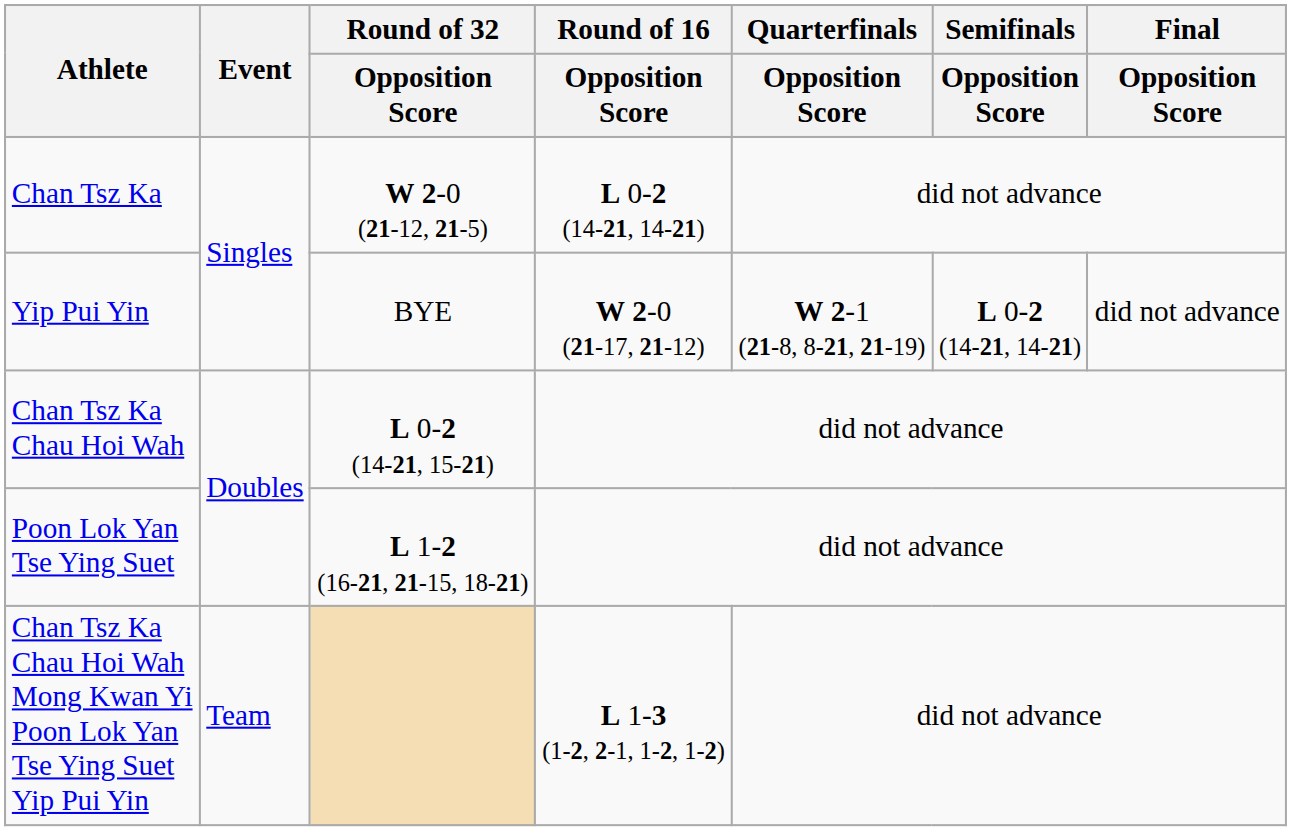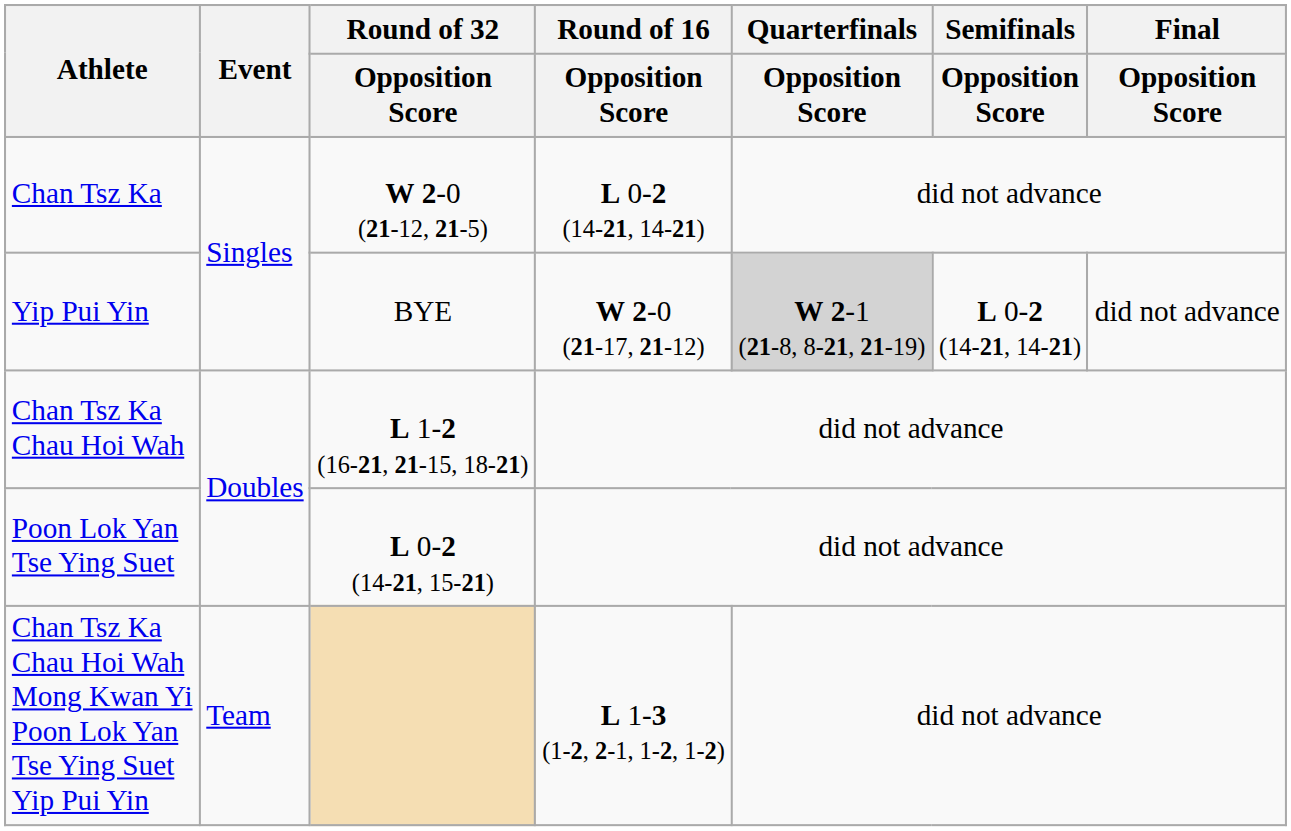(832, 328) no background -> (832, 328) lightgrey background
(423, 446) L 0-2 (14-21, 15-21) -> (423, 446) L 1-2 (16-21, 21-15, 18-21)
(423, 563) L 1-2 (16-21, 21-15, 18-21) -> (423, 563) L 0-2 (14-21, 15-21)
